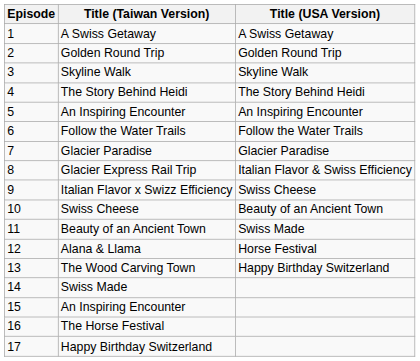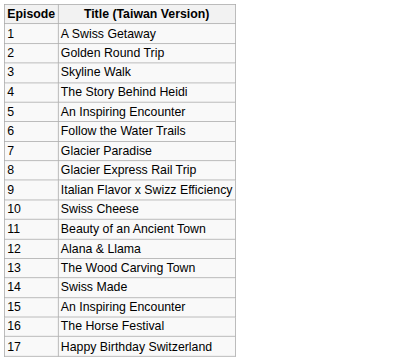- column: (325, 14)
